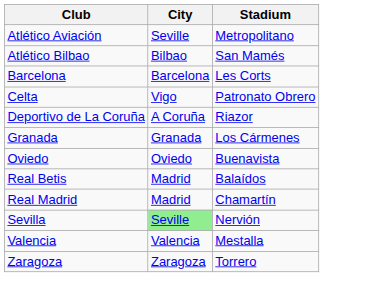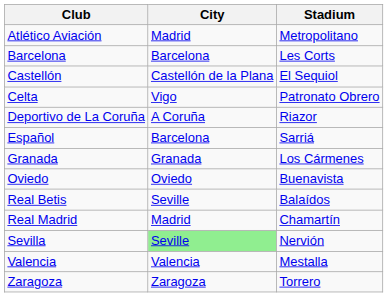(170, 35) Seville -> (171, 35) Madrid
- row: (48, 55)
+ row: (34, 76)
+ row: (31, 138)
(171, 179) Madrid -> (170, 199) Seville
